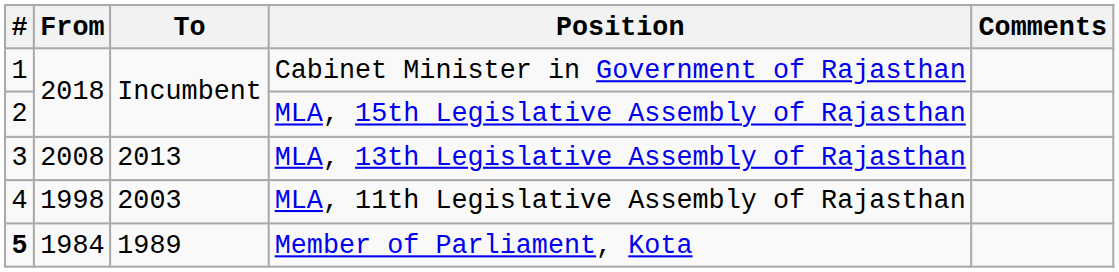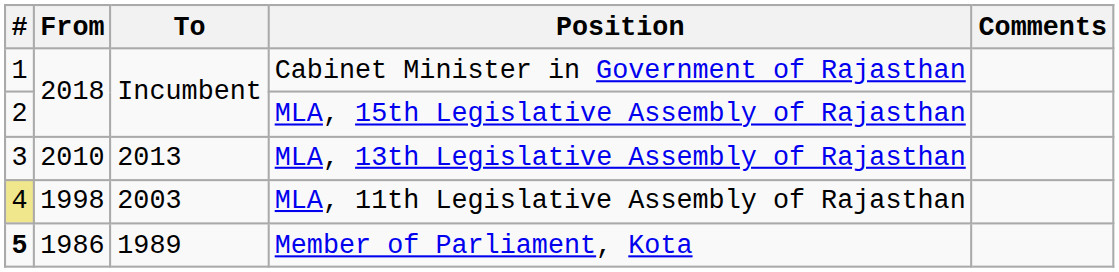(72, 158) 2008 -> (72, 158) 2010
(19, 201) no background -> (19, 201) khaki background
(72, 245) 1984 -> (72, 245) 1986
